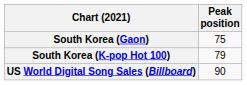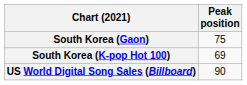(220, 55) 79 -> (220, 55) 69
